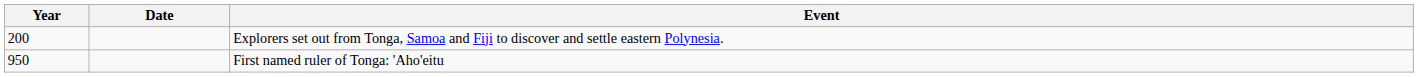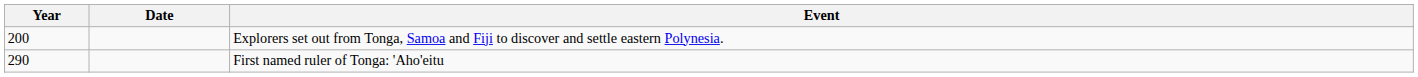(18, 60) 950 -> (18, 60) 290
